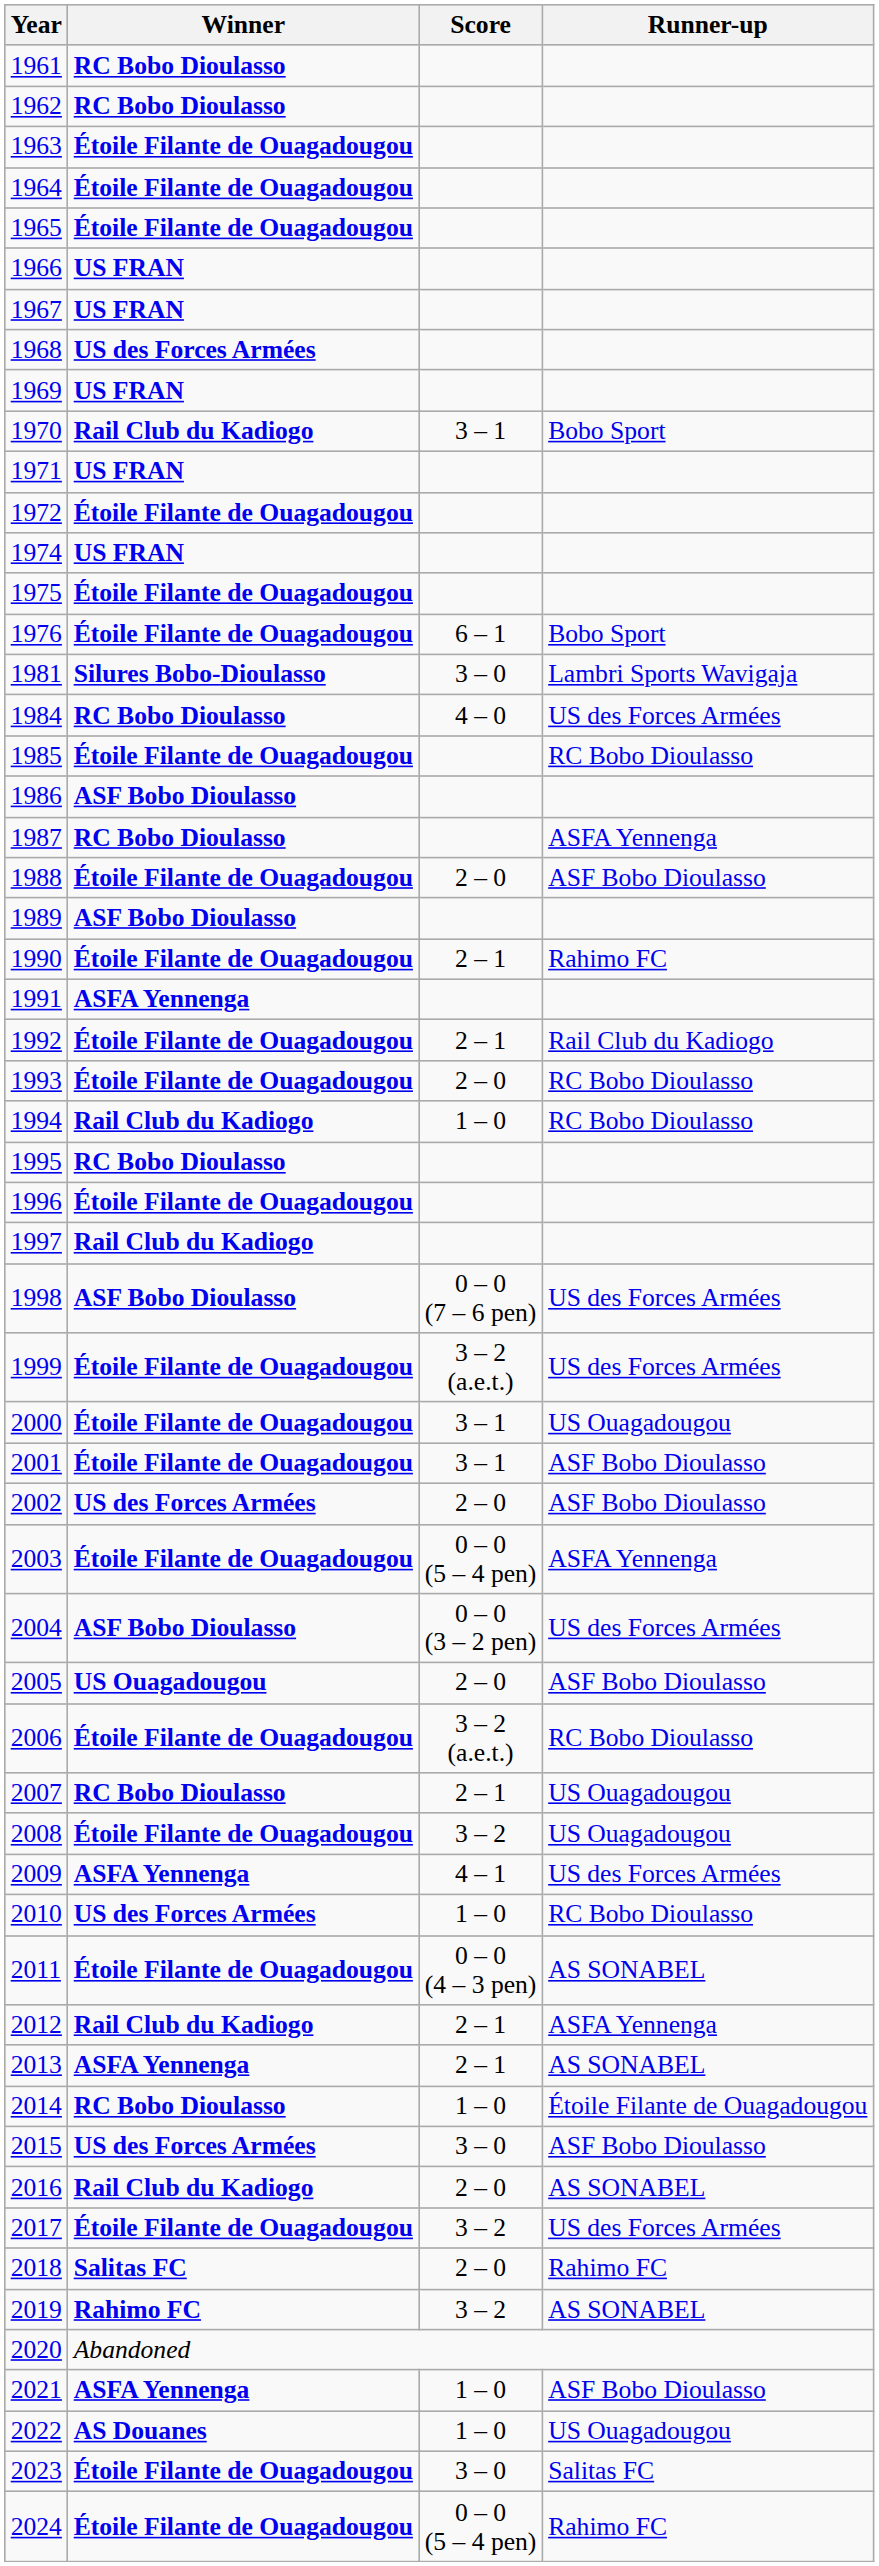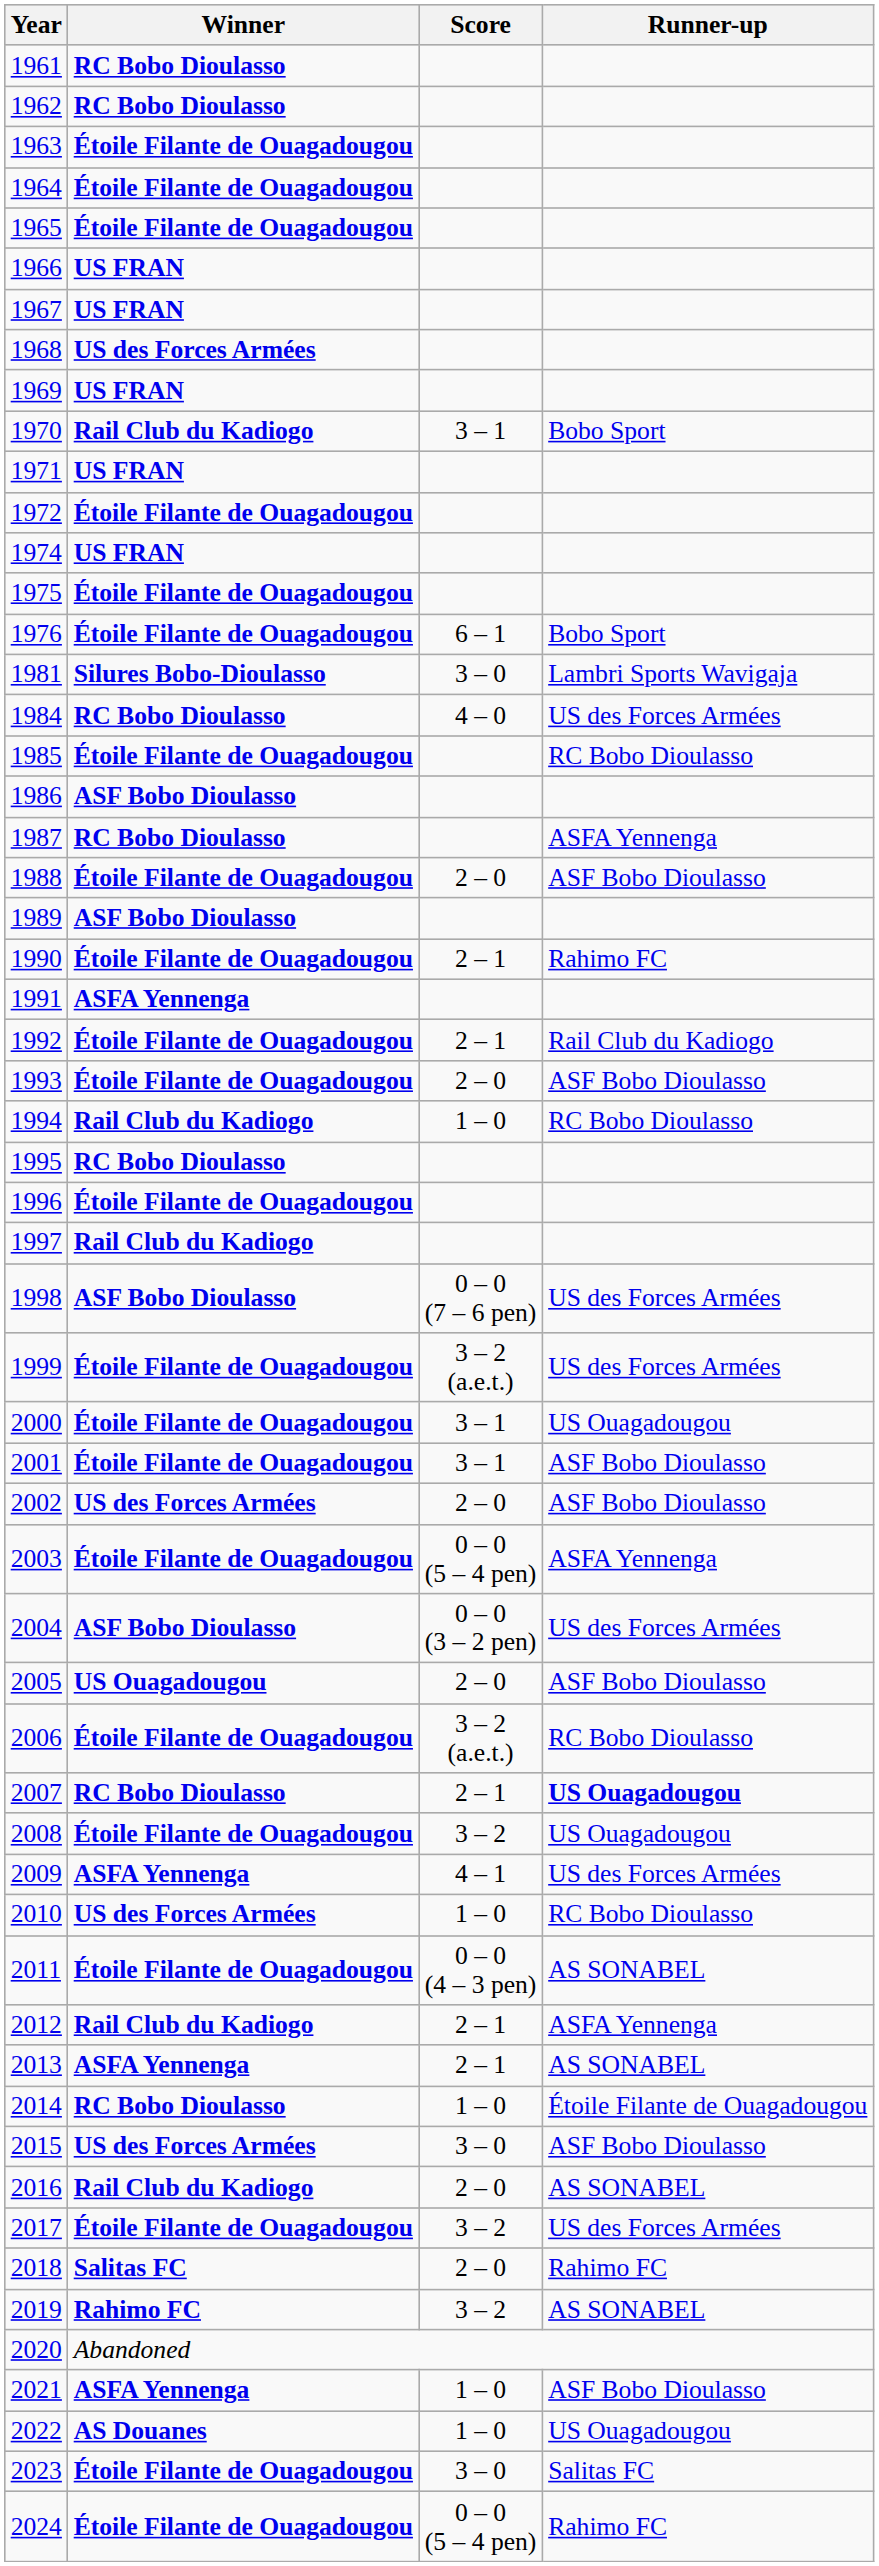(651, 1080) RC Bobo Dioulasso -> (657, 1080) ASF Bobo Dioulasso
(640, 1792) normal -> (645, 1792) bold
